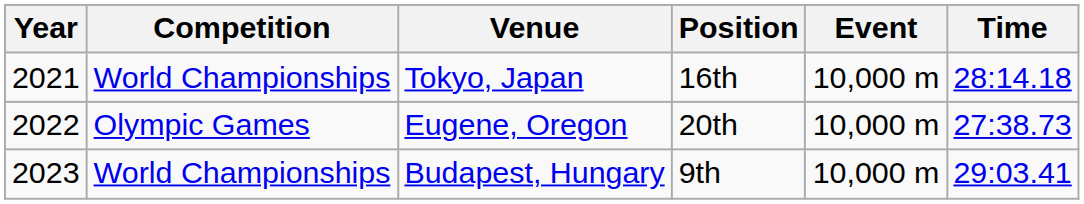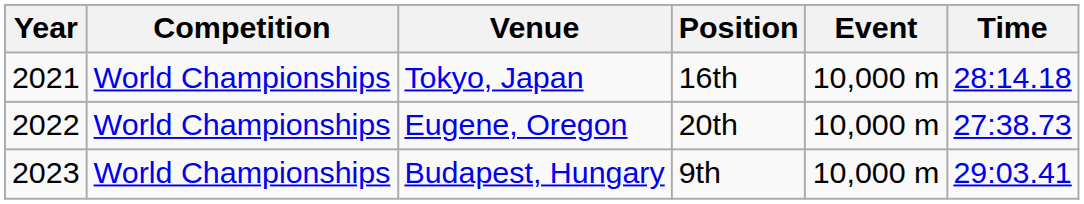(202, 125) Olympic Games -> (242, 125) World Championships
